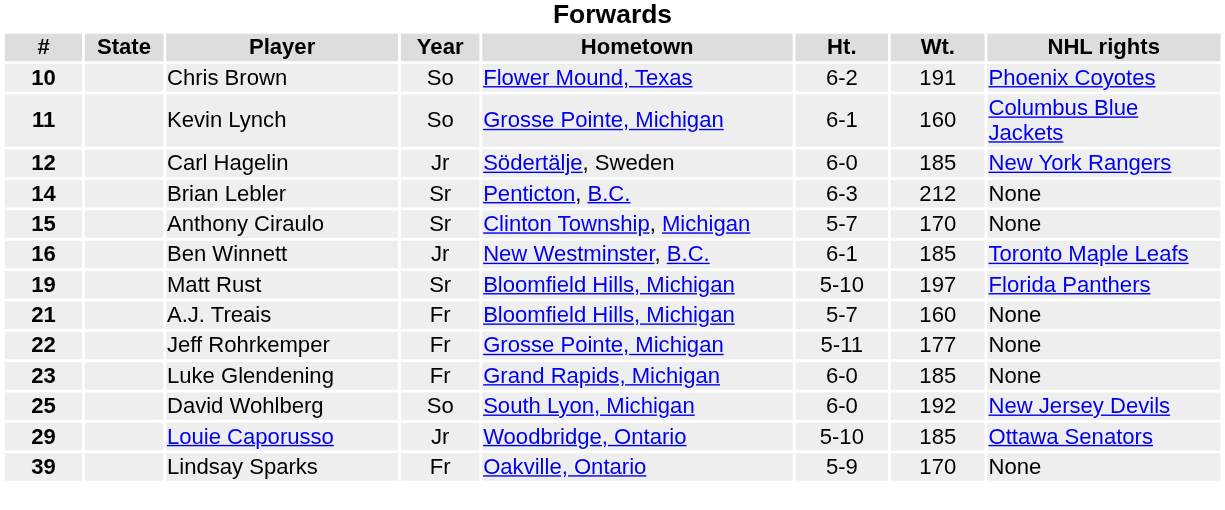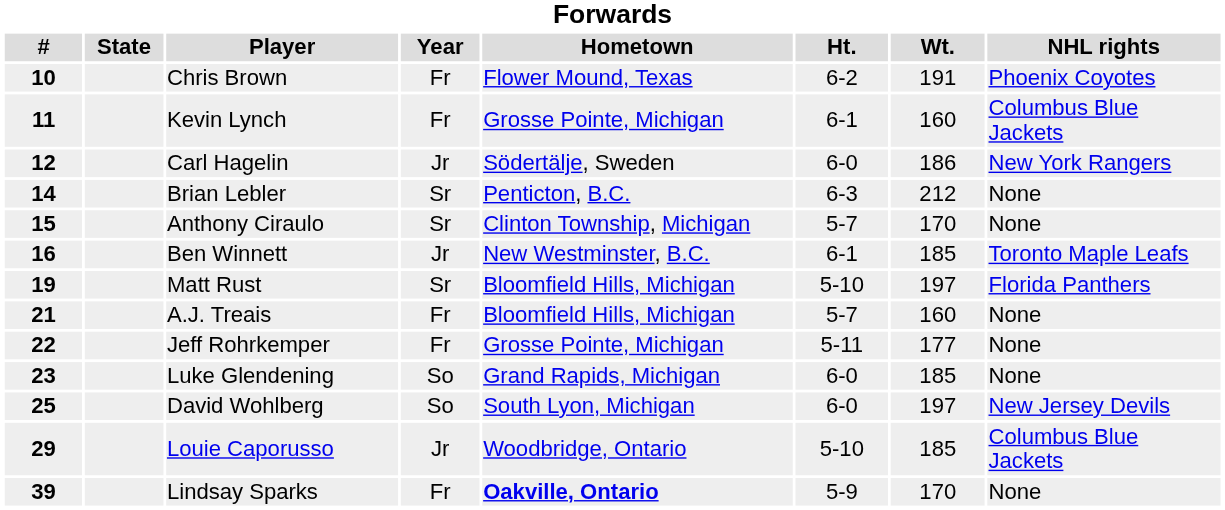(440, 77) So -> (440, 77) Fr
(440, 120) So -> (440, 120) Fr
(938, 163) 185 -> (938, 163) 186
(440, 375) Fr -> (440, 375) So
(938, 406) 192 -> (938, 406) 197
(1071, 436) Ottawa Senators -> (1063, 448) Columbus Blue Jackets
(565, 466) normal -> (571, 491) bold
